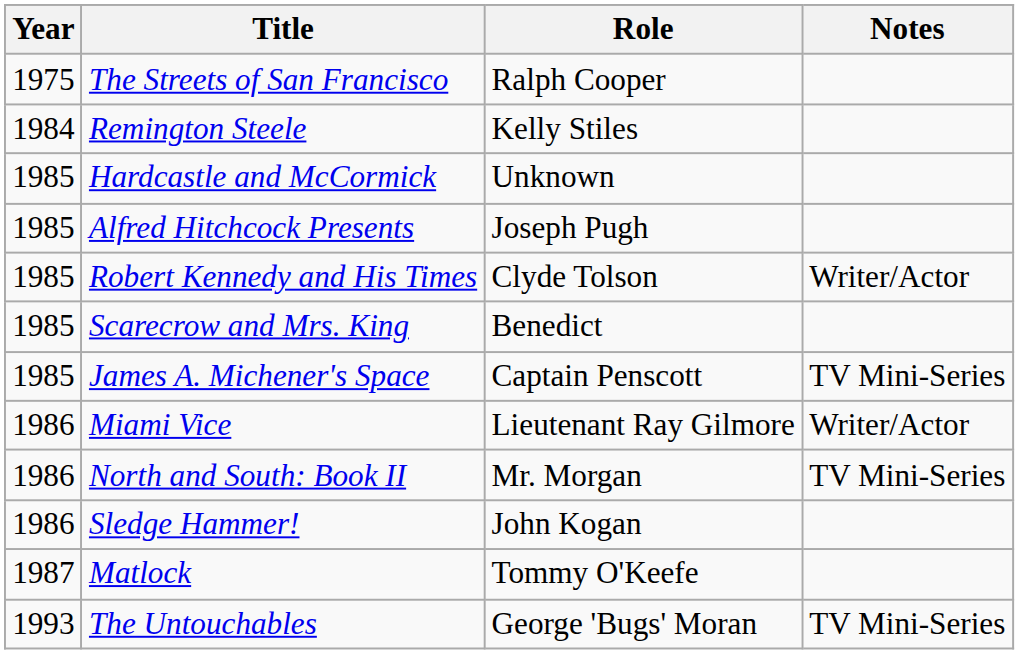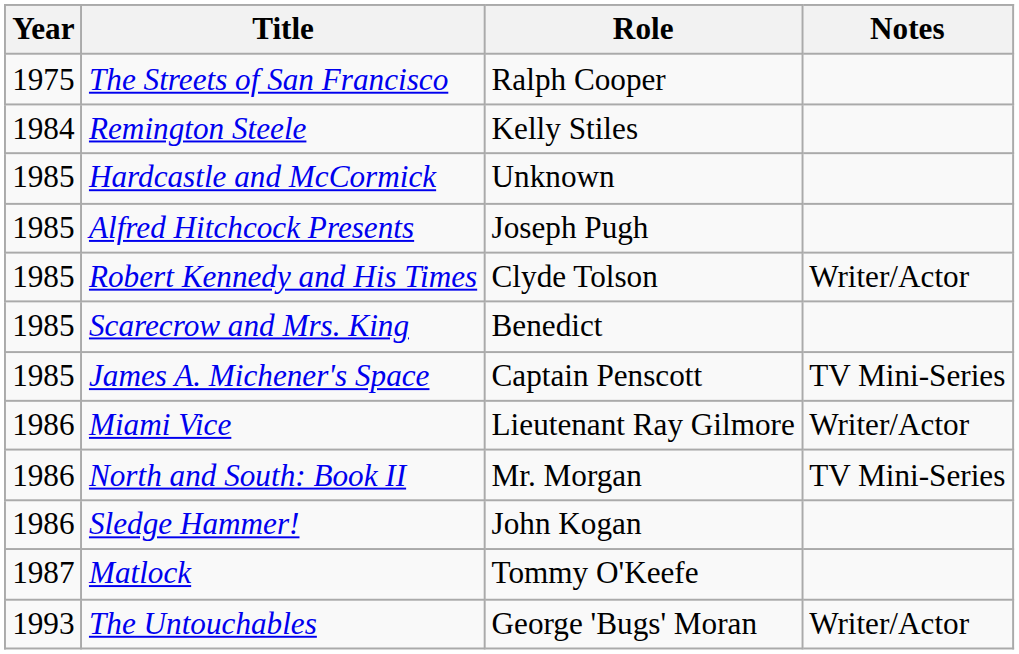(907, 623) TV Mini-Series -> (889, 623) Writer/Actor
